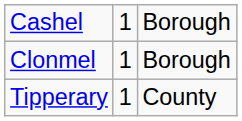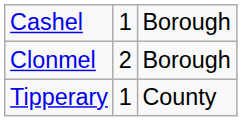(125, 60) 1 -> (125, 60) 2
